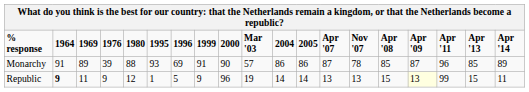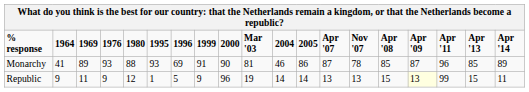(60, 64) 91 -> (60, 64) 41
(107, 64) 39 -> (107, 64) 93
(249, 64) 57 -> (249, 64) 81
(280, 64) 86 -> (280, 64) 46
(57, 79) bold -> (57, 79) normal
